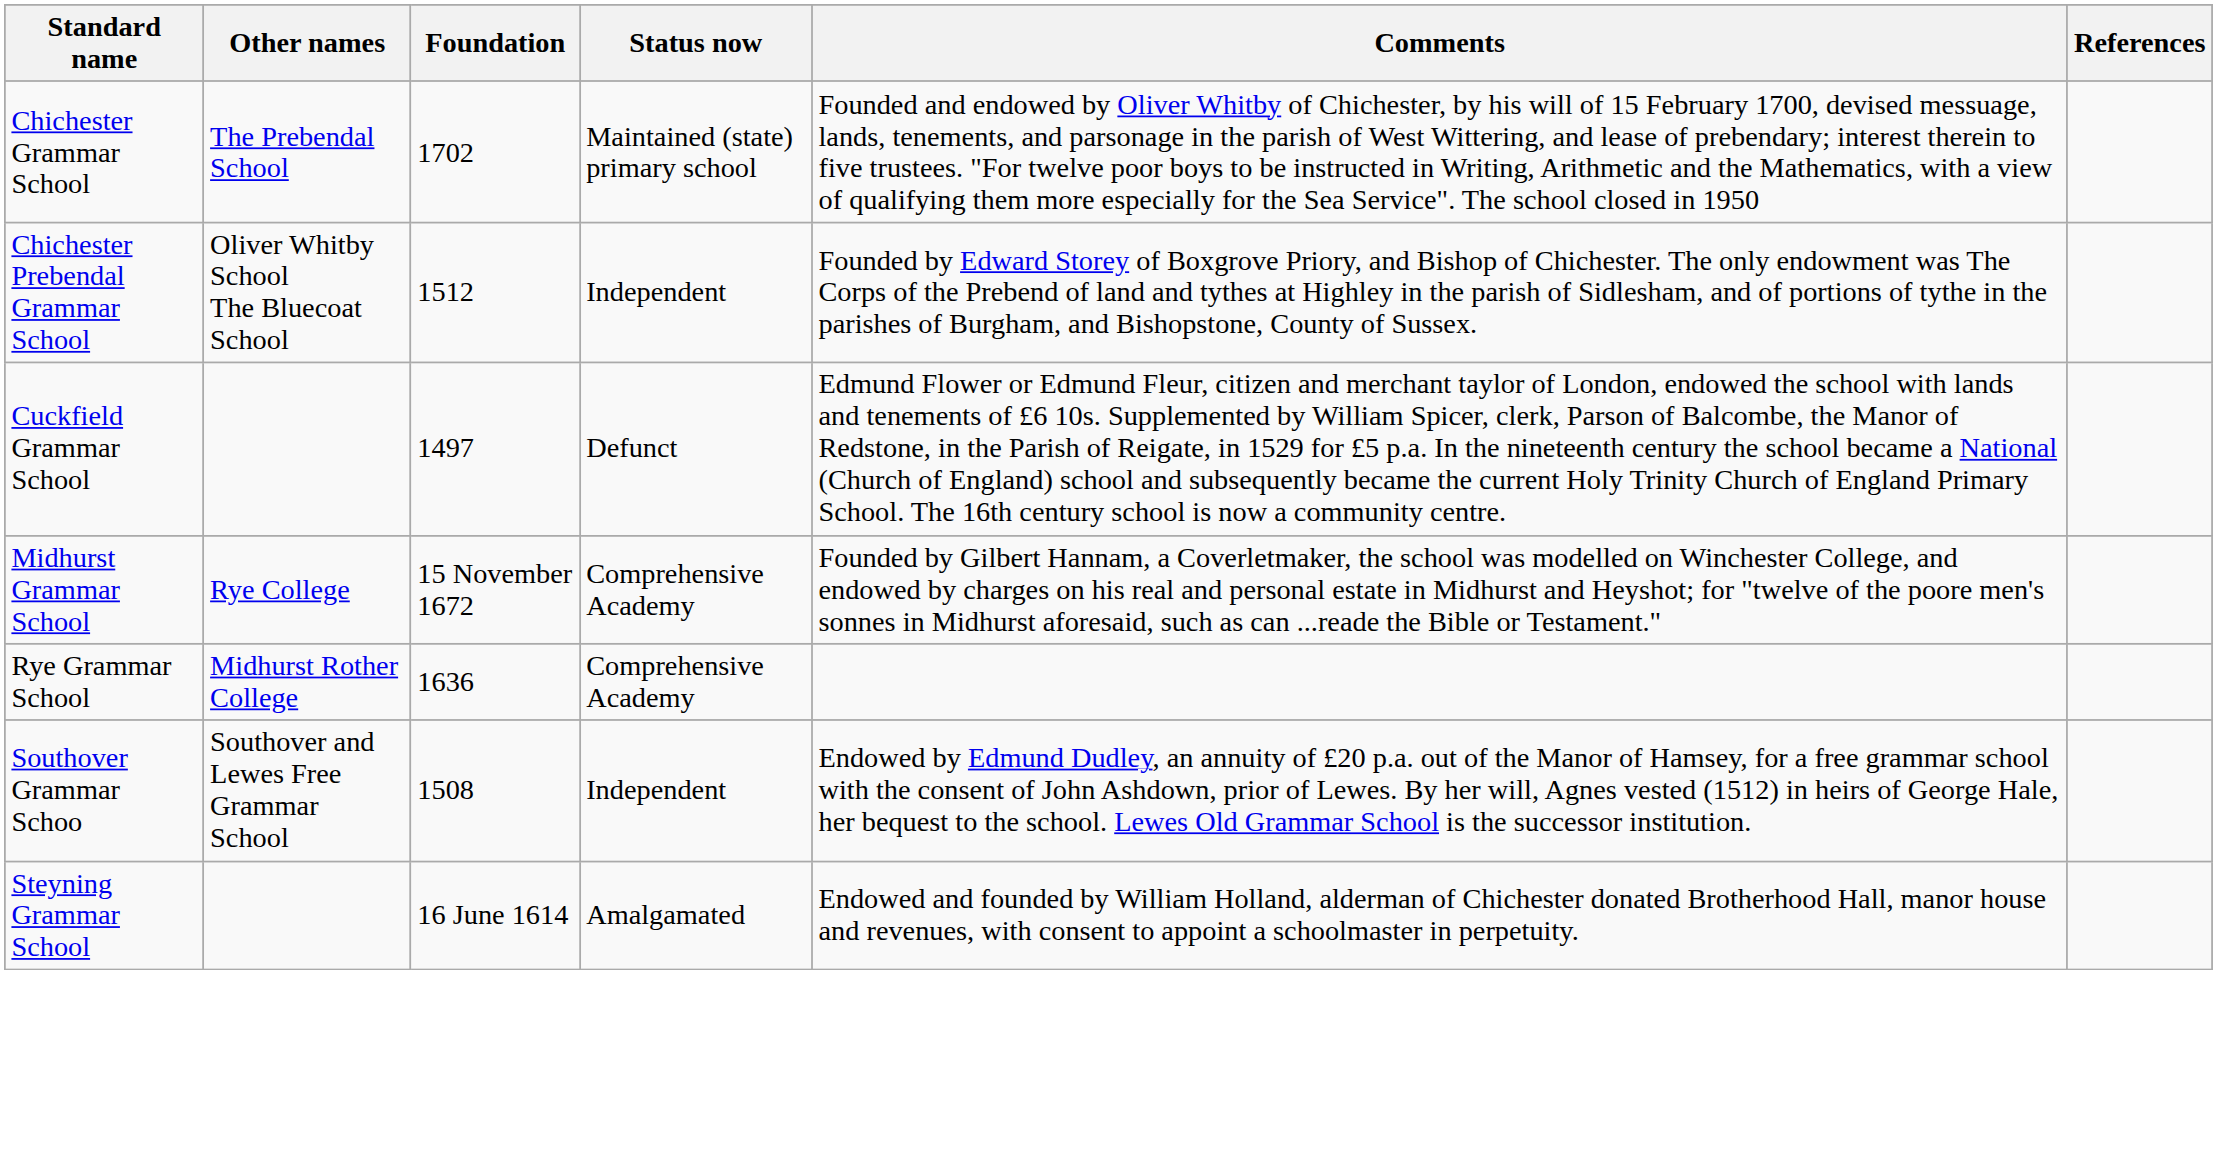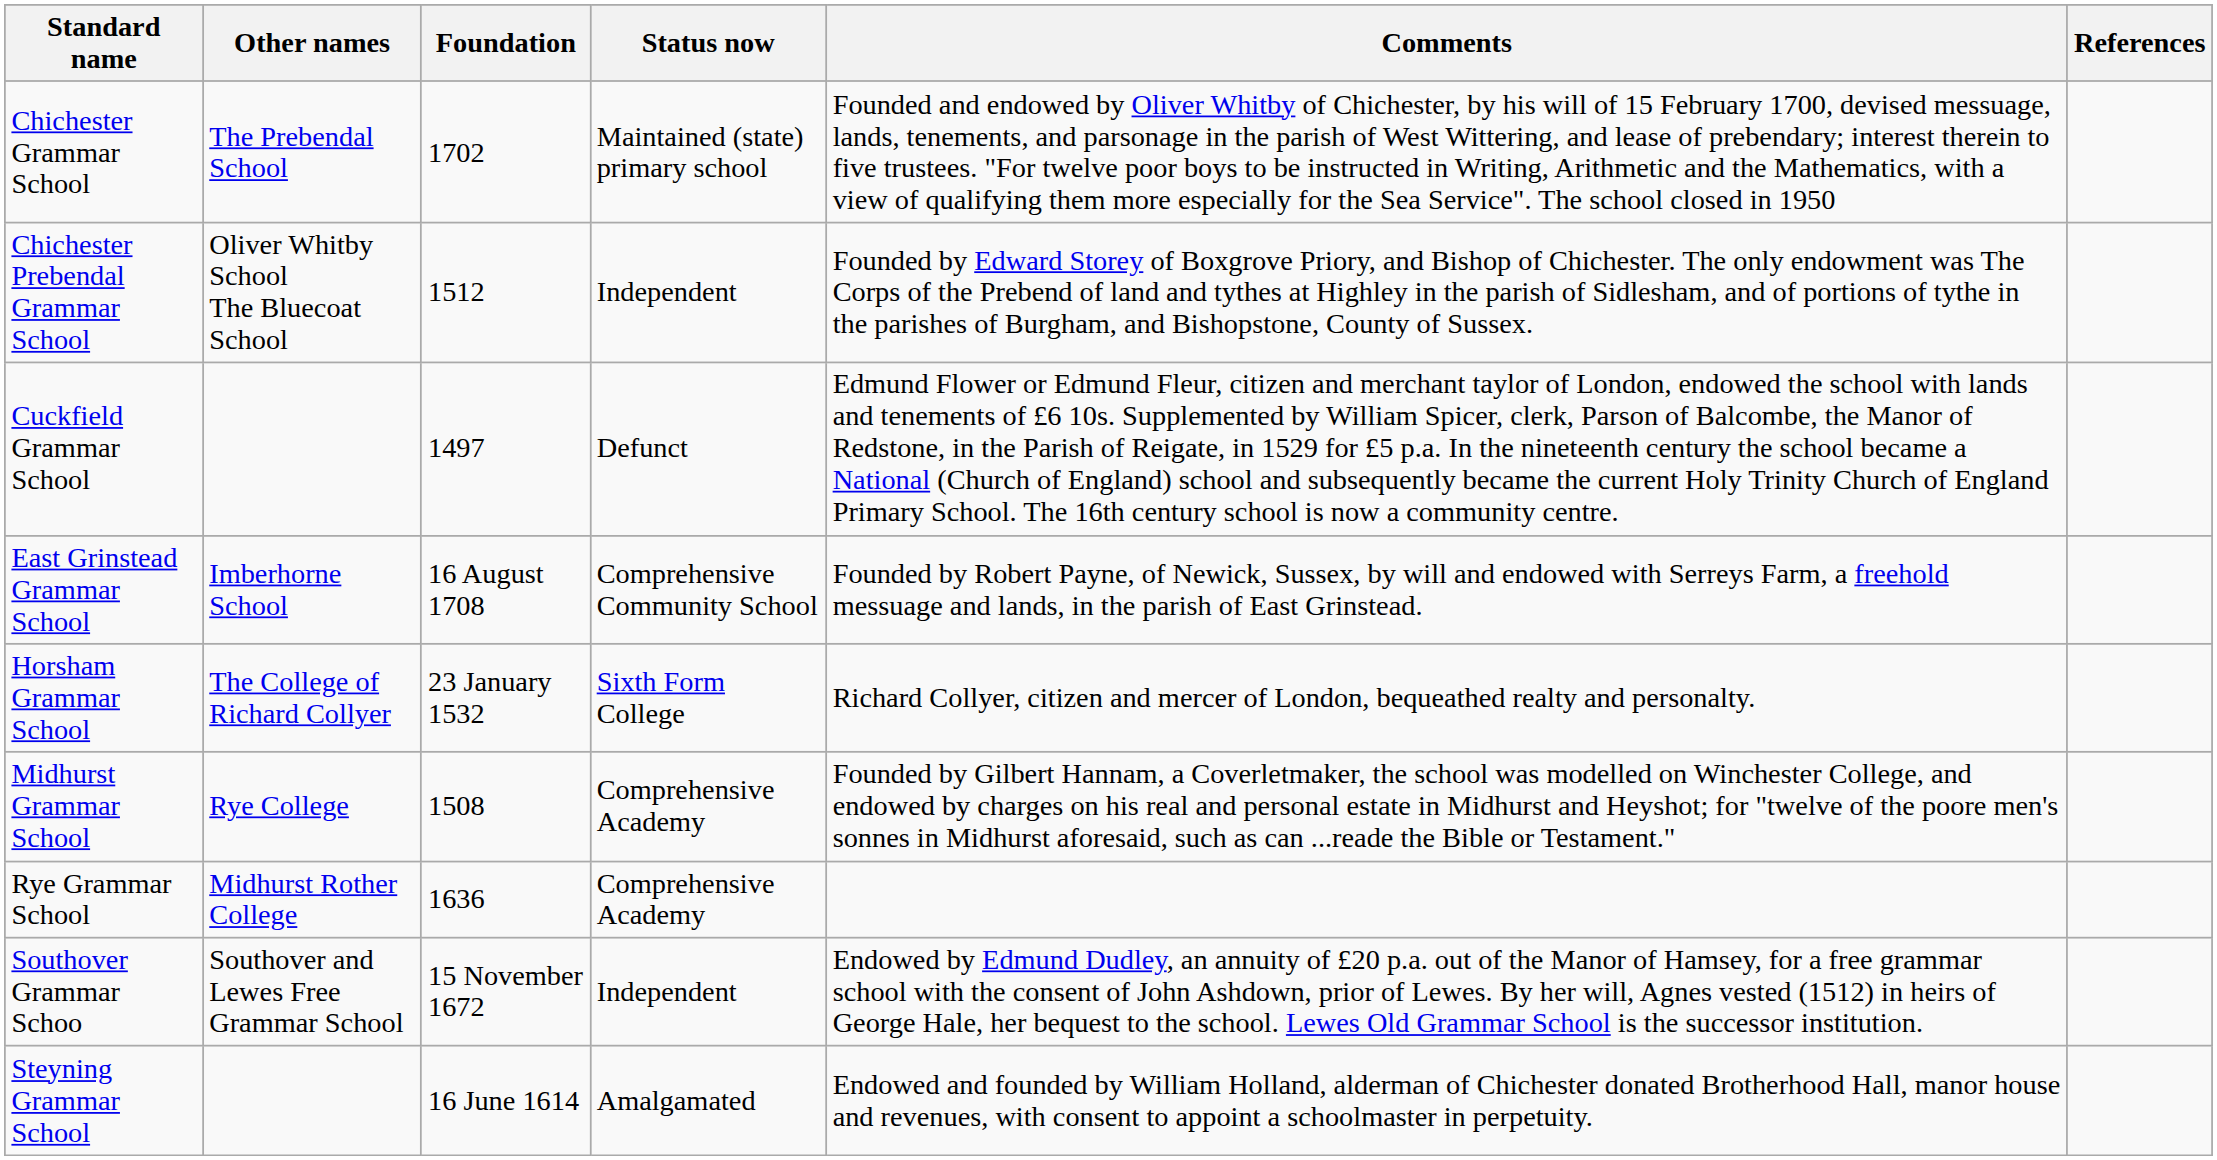+ row: (94, 588)
+ row: (66, 697)
(495, 588) 15 November 1672 -> (456, 806) 1508
(446, 790) 1508 -> (505, 991) 15 November 1672
